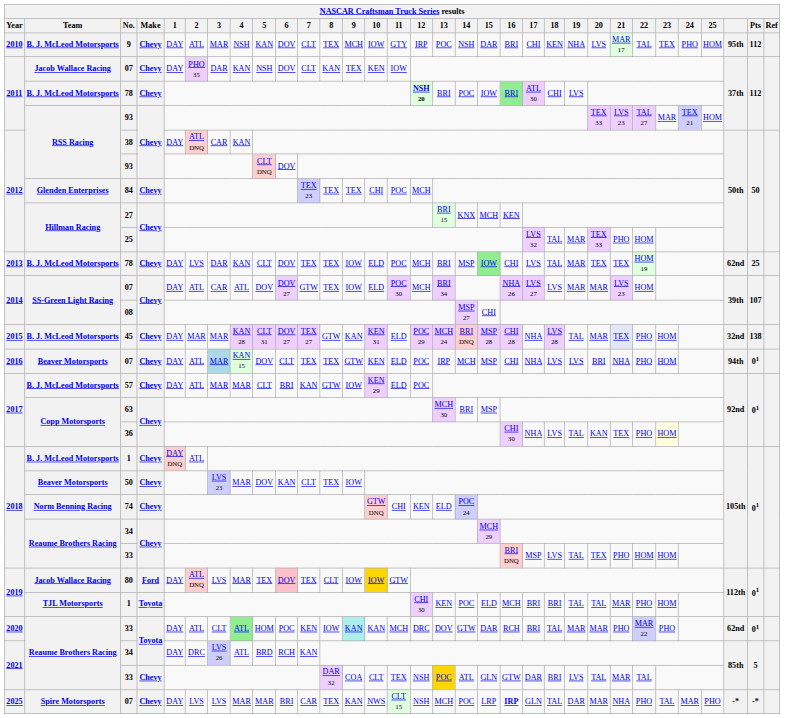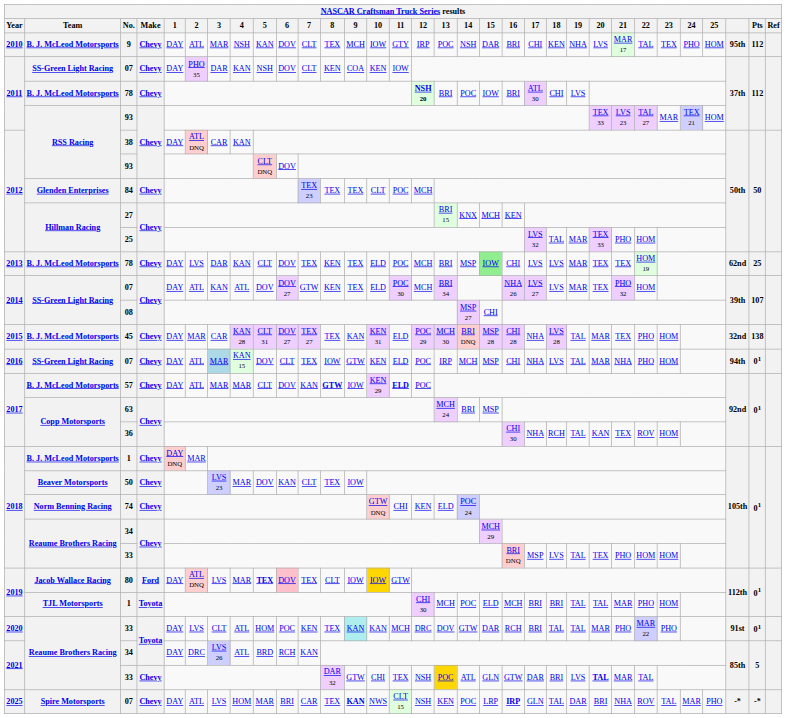(73, 69) Jacob Wallace Racing -> (73, 69) SS-Green Light Racing
(331, 69) KAN -> (332, 69) KEN
(354, 69) TEX -> (356, 69) COA
(511, 93) lightgreen background -> (513, 93) no background
(376, 190) CHI -> (378, 190) CLT
(331, 263) TEX -> (332, 263) KEN
(354, 263) IOW -> (356, 263) TEX
(555, 263) TAL -> (556, 263) LVS
(219, 288) CAR -> (219, 288) KAN
(331, 288) TEX -> (332, 288) KEN
(354, 288) IOW -> (356, 288) TEX
(599, 288) MAR -> (601, 288) TEX
(621, 287) LVS 23 -> (623, 287) PHO 32
(219, 336) MAR -> (219, 336) CAR
(331, 336) GTW -> (332, 336) TEX
(444, 336) MCH 24 -> (446, 336) MCH 30
(621, 336) lavender background -> (623, 336) no background
(73, 361) Beaver Motorsports -> (73, 361) SS-Green Light Racing
(331, 361) TEX -> (332, 361) IOW
(576, 361) LVS -> (578, 361) TAL
(599, 361) BRI -> (601, 361) MAR
(287, 385) BRI -> (287, 385) DOV
(331, 385) normal -> (332, 385) bold
(399, 385) normal -> (401, 385) bold
(444, 409) MCH 30 -> (446, 409) MCH 24
(555, 434) LVS -> (556, 434) RCH
(644, 434) PHO -> (646, 434) ROV
(667, 434) lightyellow background -> (669, 434) no background
(197, 458) ATL -> (197, 458) MAR
(264, 580) normal -> (265, 580) bold
(444, 604) KEN -> (446, 604) MCH
(197, 628) ATL -> (197, 628) LVS
(242, 628) lightgreen background -> (242, 628) no background
(331, 628) IOW -> (332, 628) TEX
(576, 628) MAR -> (578, 628) TAL
(736, 628) 62nd -> (738, 628) 91st
(354, 677) COA -> (356, 677) GTW
(376, 677) CLT -> (378, 677) CHI
(599, 677) normal -> (601, 677) bold
(197, 701) LVS -> (197, 701) ATL
(242, 701) MAR -> (242, 701) HOM
(354, 701) normal -> (356, 701) bold
(444, 701) MCH -> (446, 701) KEN
(599, 701) MAR -> (601, 701) BRI
(644, 701) PHO -> (646, 701) ROV
